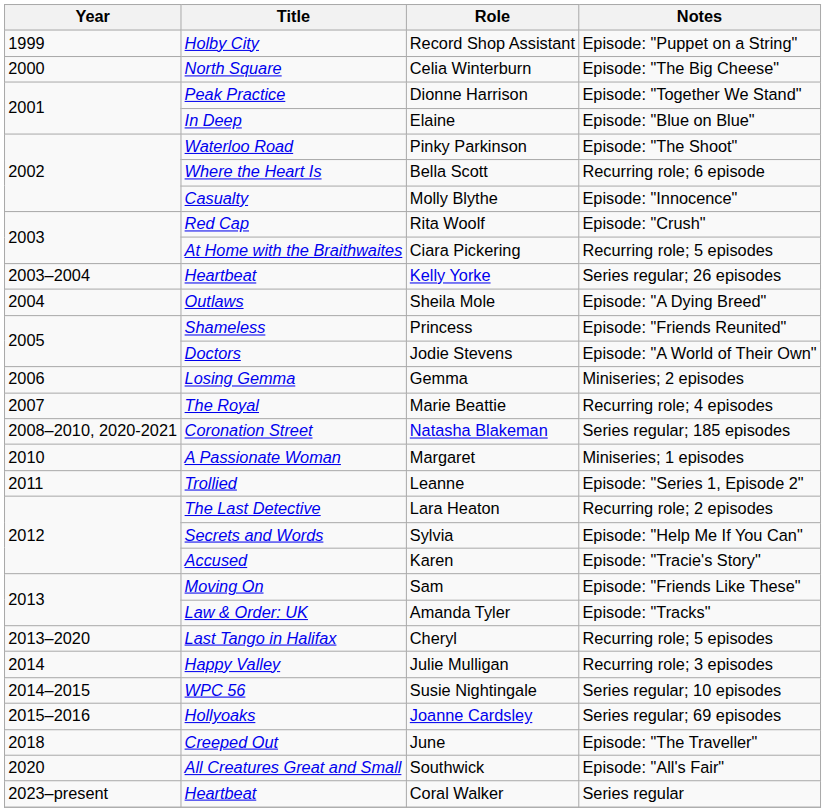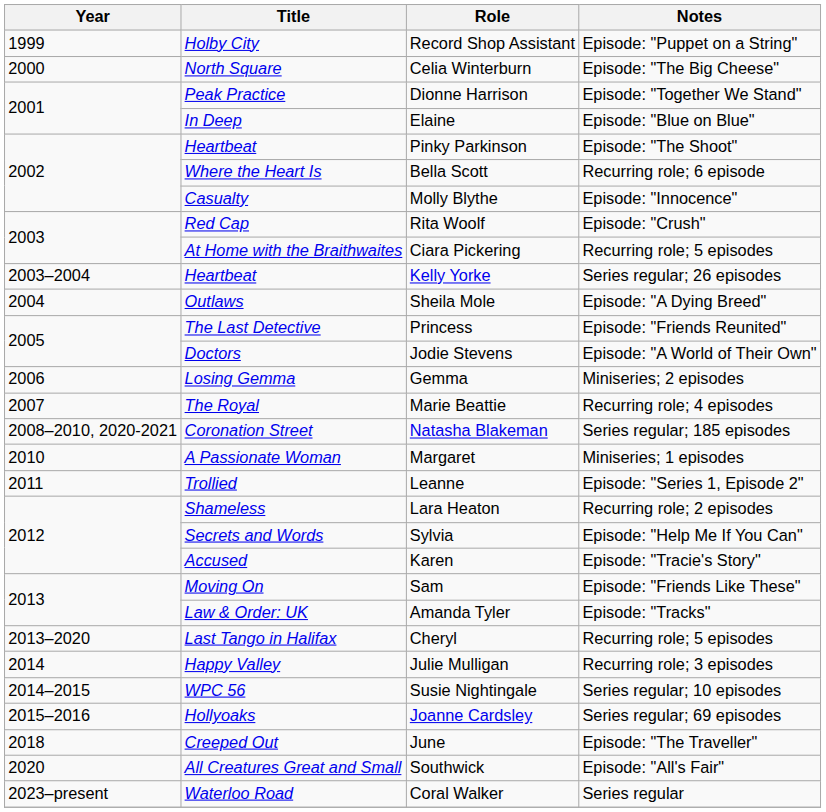(239, 146) Waterloo Road -> (220, 146) Heartbeat
(225, 328) Shameless -> (253, 328) The Last Detective
(253, 509) The Last Detective -> (225, 509) Shameless
(220, 793) Heartbeat -> (239, 793) Waterloo Road
